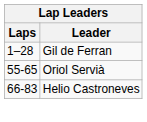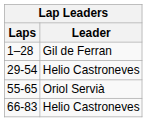+ row: (22, 70)
